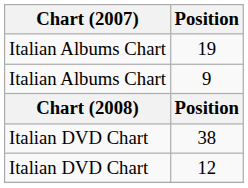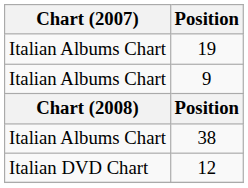(79, 138) Italian DVD Chart -> (87, 138) Italian Albums Chart
